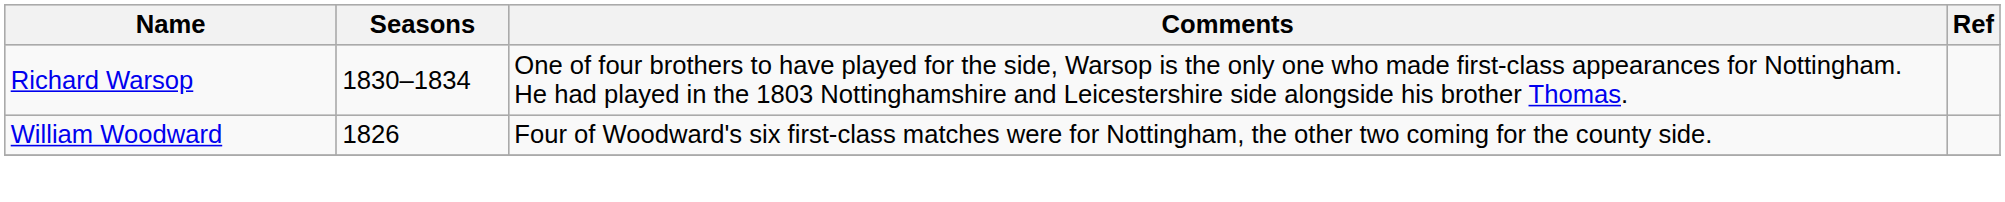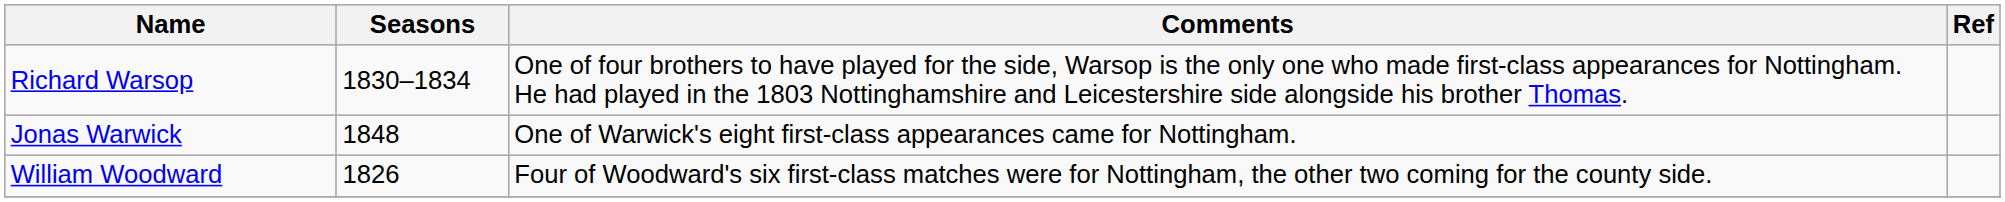+ row: (96, 134)
